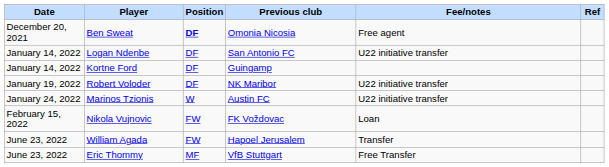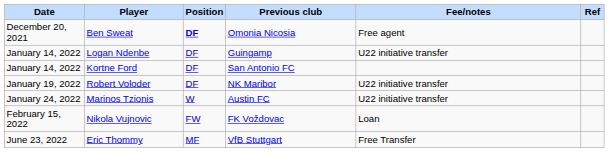(261, 53) San Antonio FC -> (250, 53) Guingamp
(250, 68) Guingamp -> (261, 68) San Antonio FC
- row: (117, 140)
